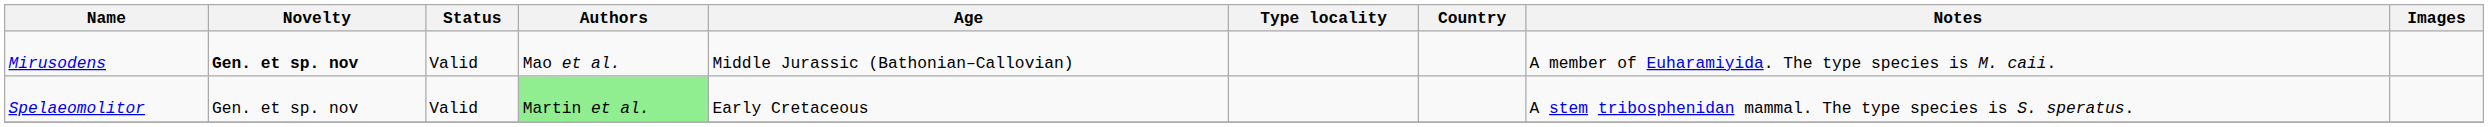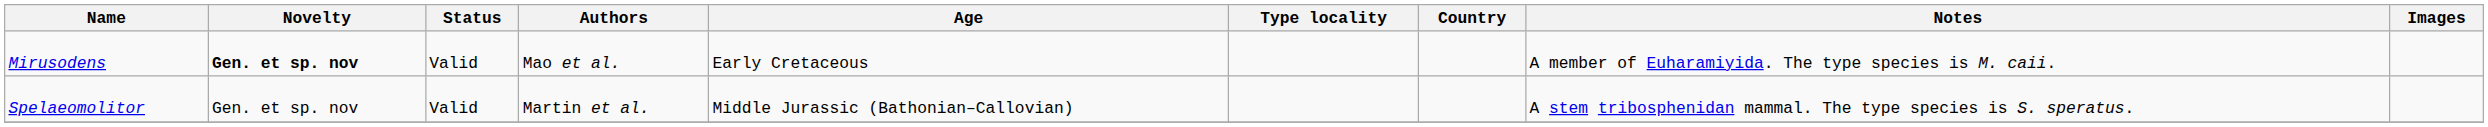(893, 63) Middle Jurassic (Bathonian–Callovian) -> (791, 63) Early Cretaceous
(586, 108) lightgreen background -> (586, 108) no background
(791, 108) Early Cretaceous -> (893, 108) Middle Jurassic (Bathonian–Callovian)
